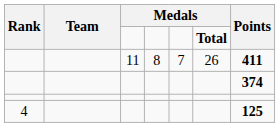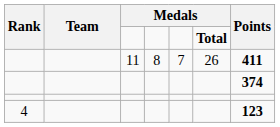(252, 111) 125 -> (252, 111) 123
